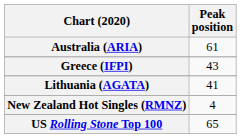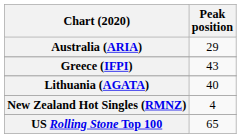(212, 47) 61 -> (212, 47) 29
(212, 85) 41 -> (212, 85) 40
